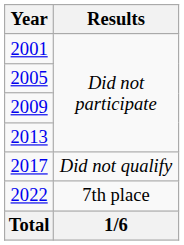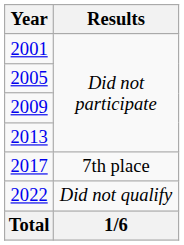(116, 166) Did not qualify -> (116, 166) 7th place
(116, 195) 7th place -> (116, 195) Did not qualify
